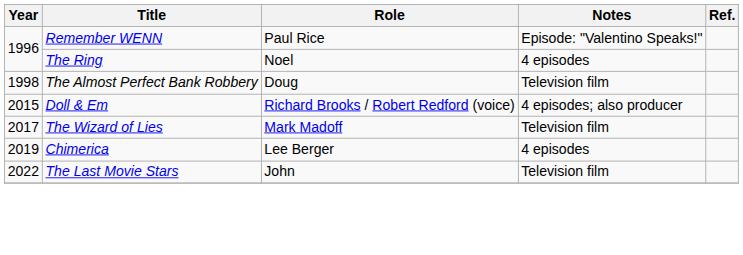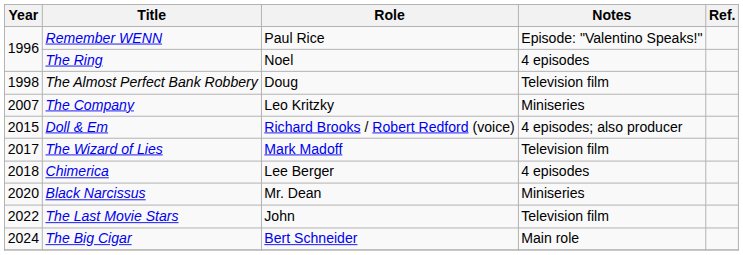+ row: (90, 104)
(23, 149) 2019 -> (23, 171) 2018
+ row: (96, 194)
+ row: (89, 238)
